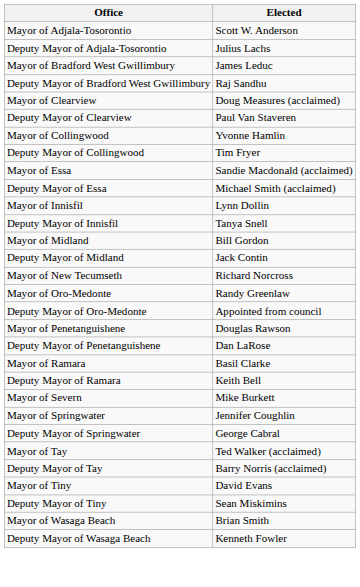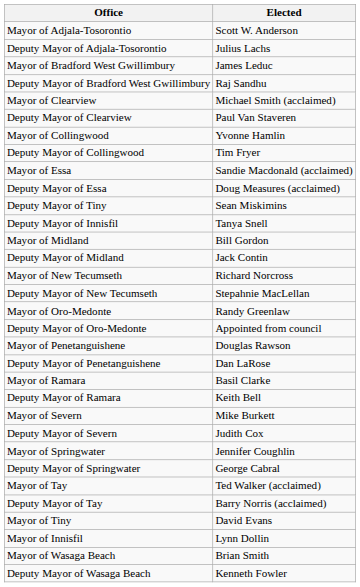(278, 100) Doug Measures (acclaimed) -> (275, 100) Michael Smith (acclaimed)
(275, 188) Michael Smith (acclaimed) -> (278, 188) Doug Measures (acclaimed)
rows swapped: (45, 205) <-> (57, 503)
+ row: (82, 293)
+ row: (62, 433)
